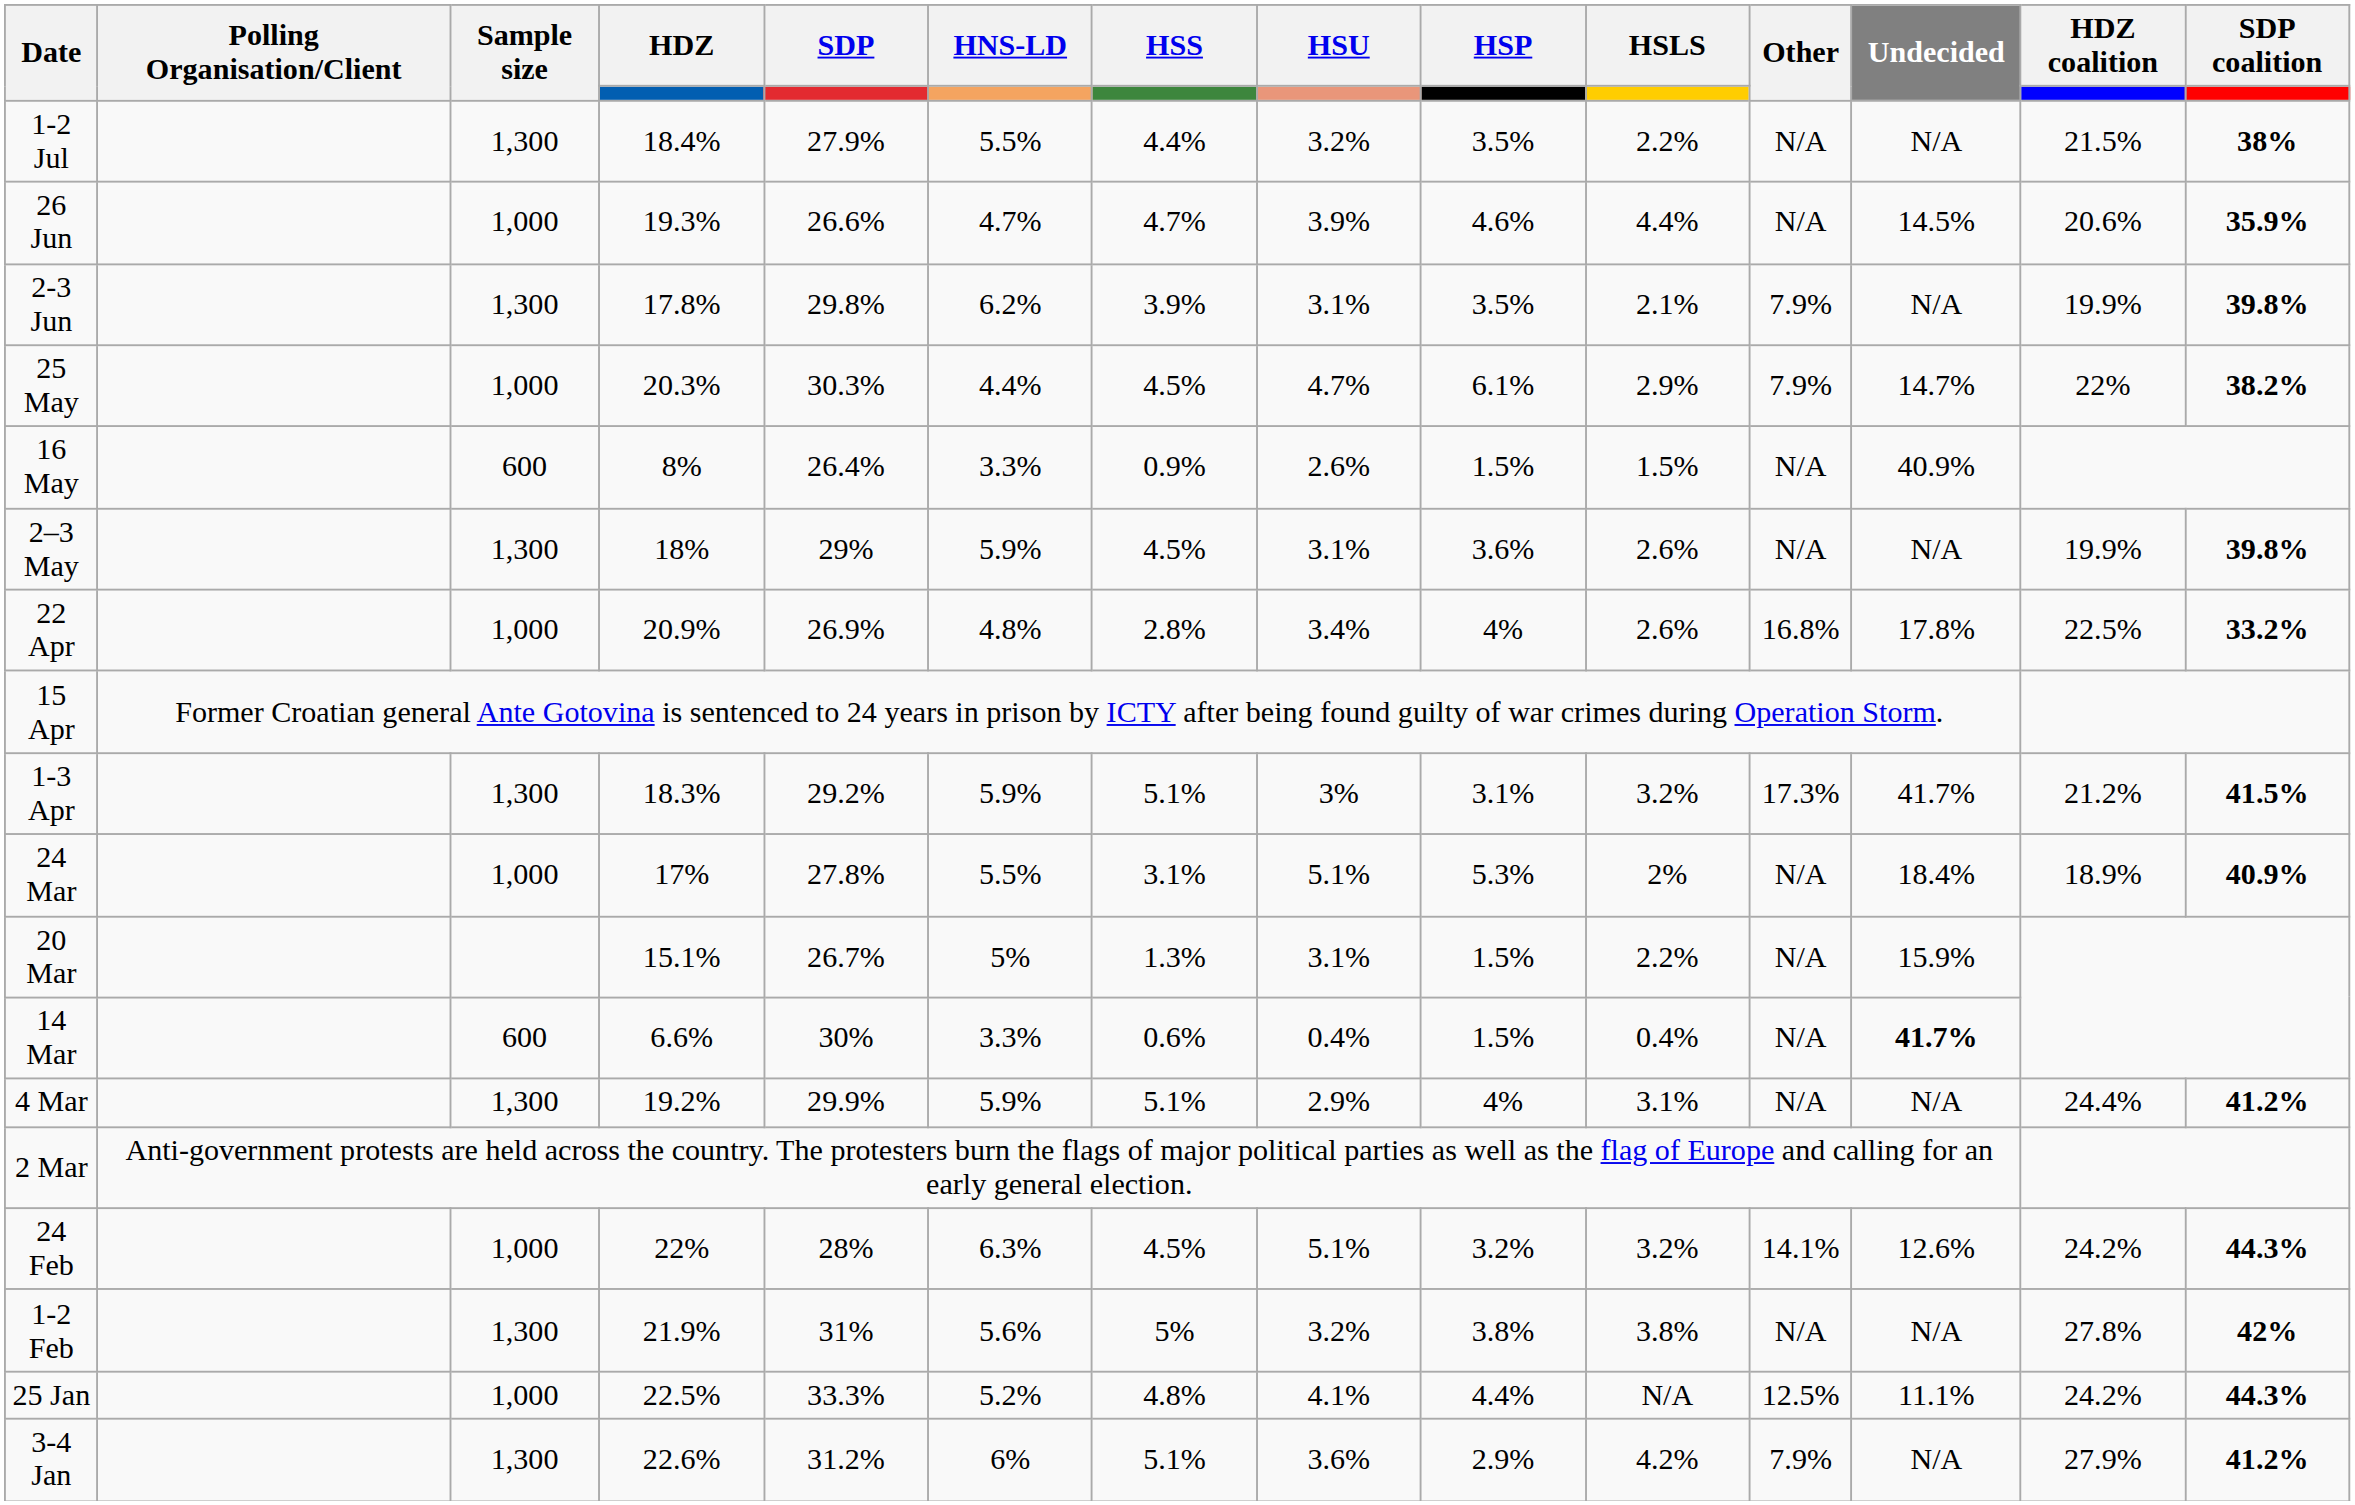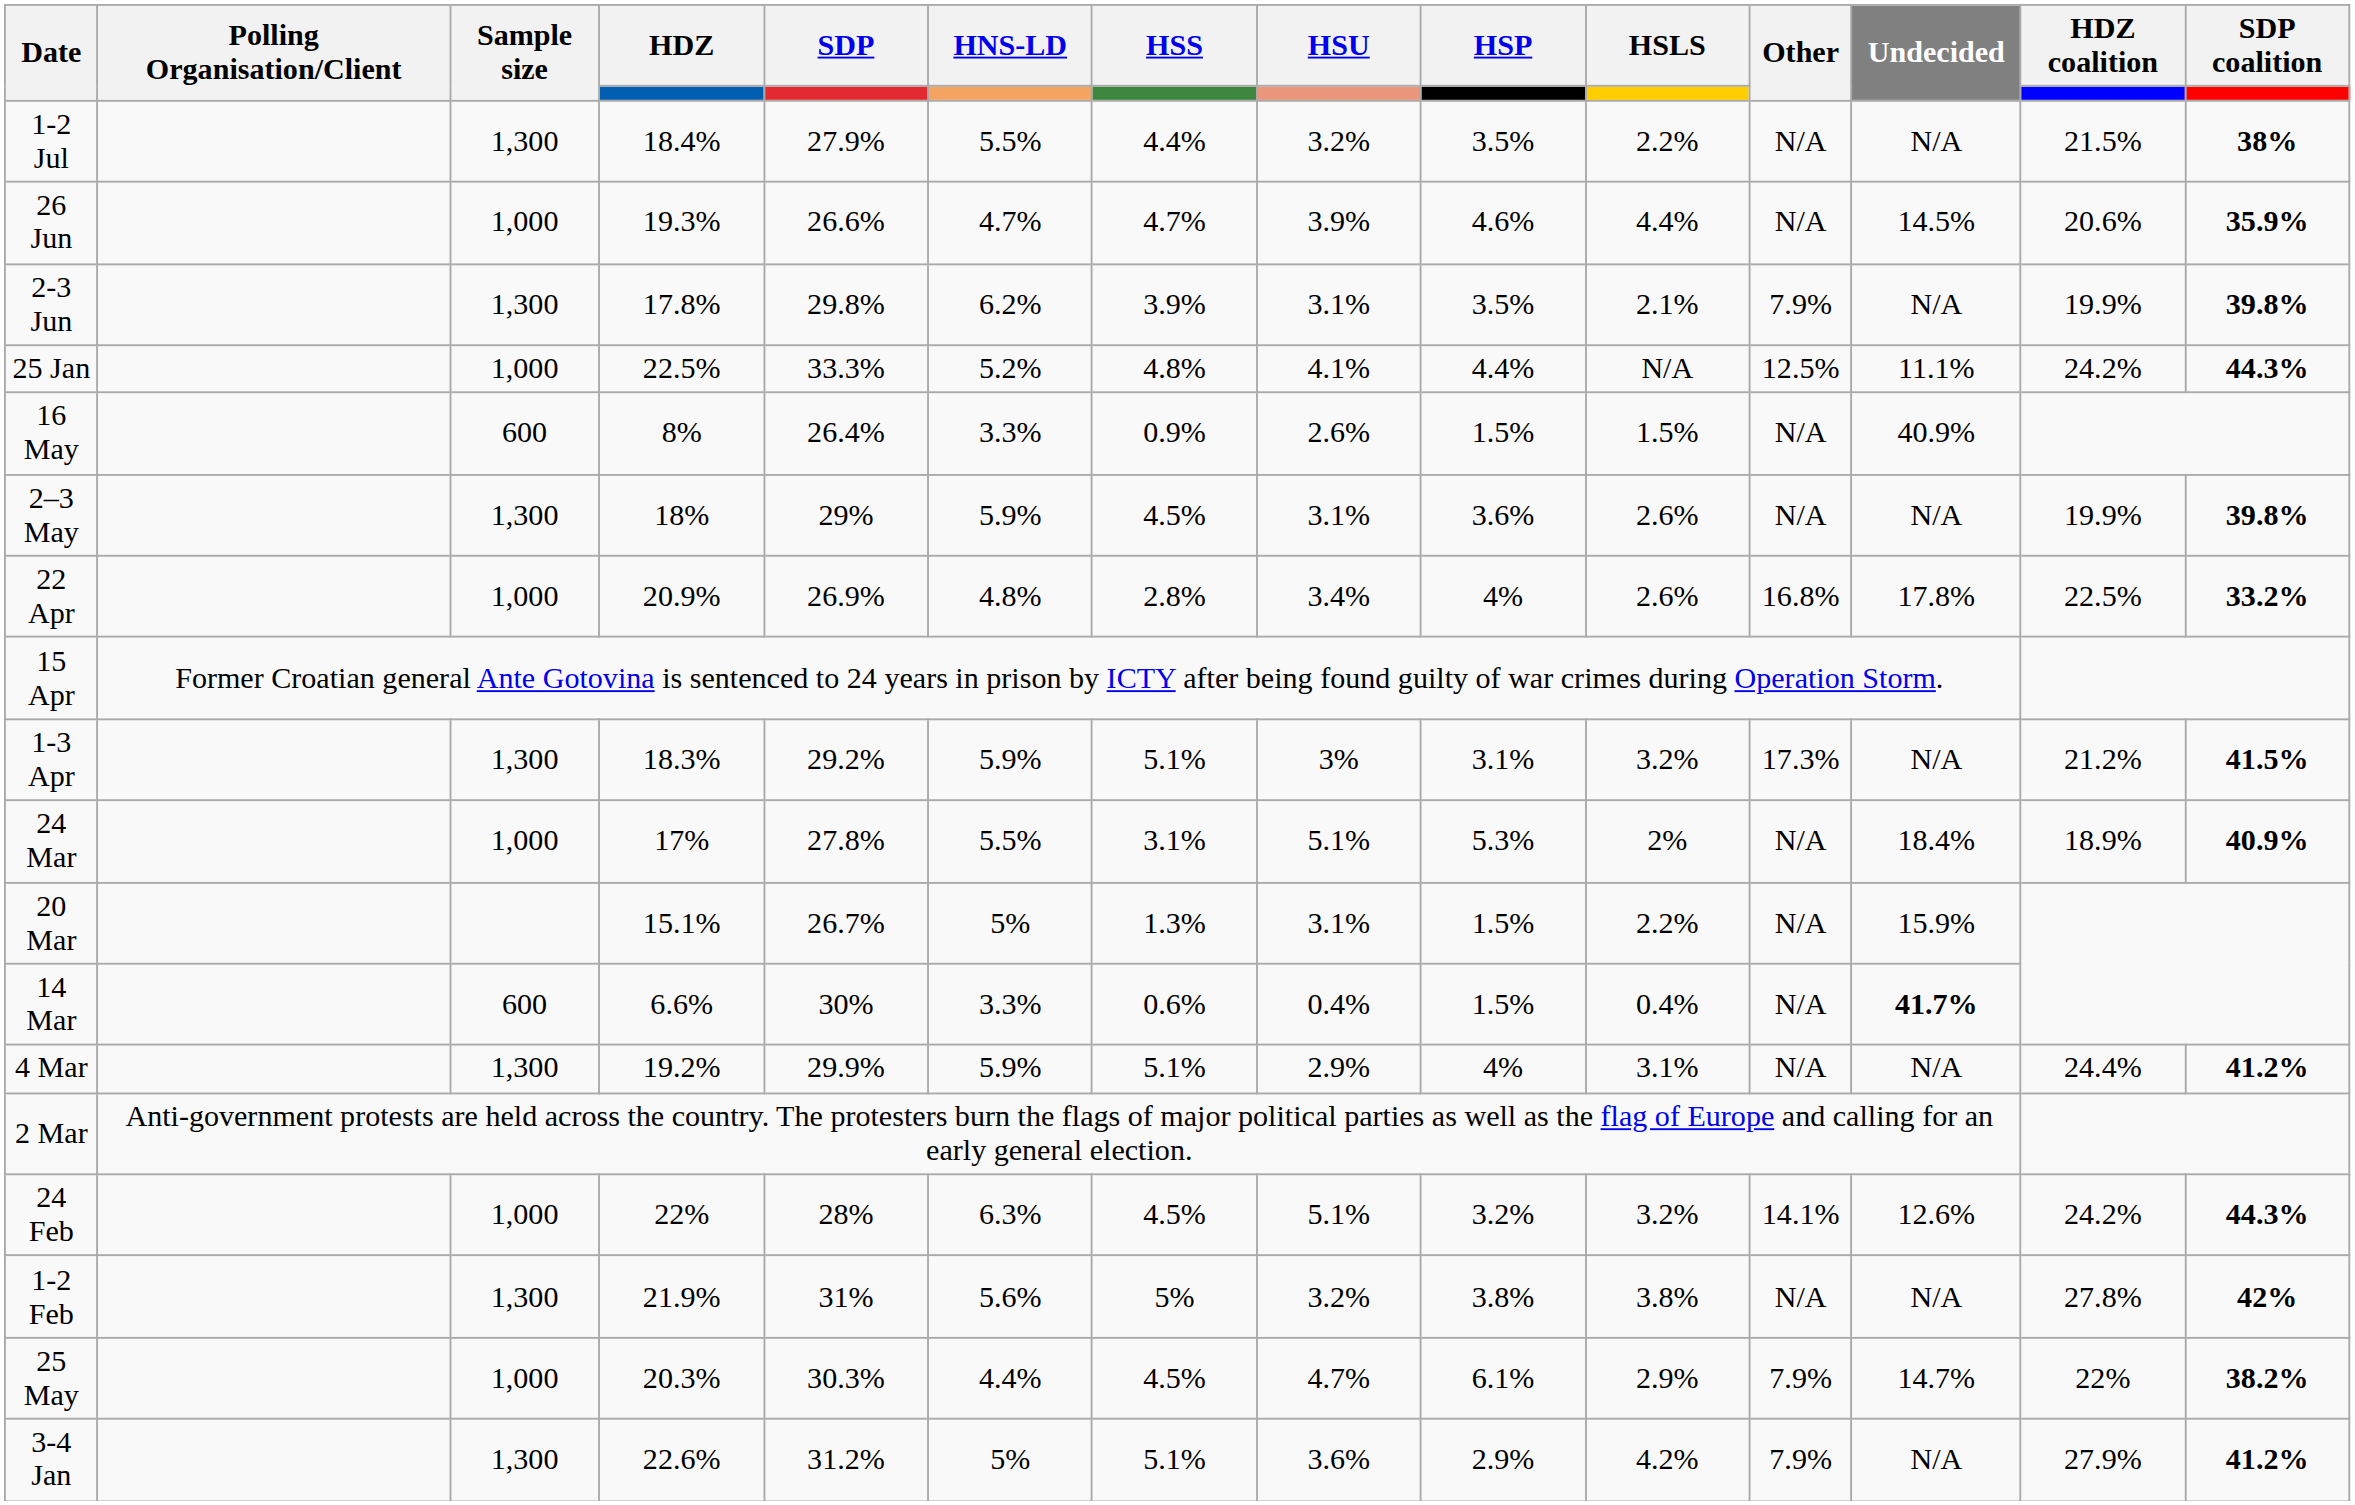rows swapped: (51, 385) <-> (51, 1394)
(1936, 793) 41.7% -> (1936, 759) N/A
(1010, 1459) 6% -> (1010, 1459) 5%
